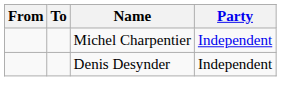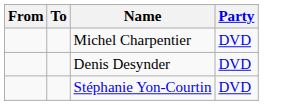(235, 40) Independent -> (235, 40) DVD
(235, 64) Independent -> (235, 64) DVD
+ row: (143, 87)
